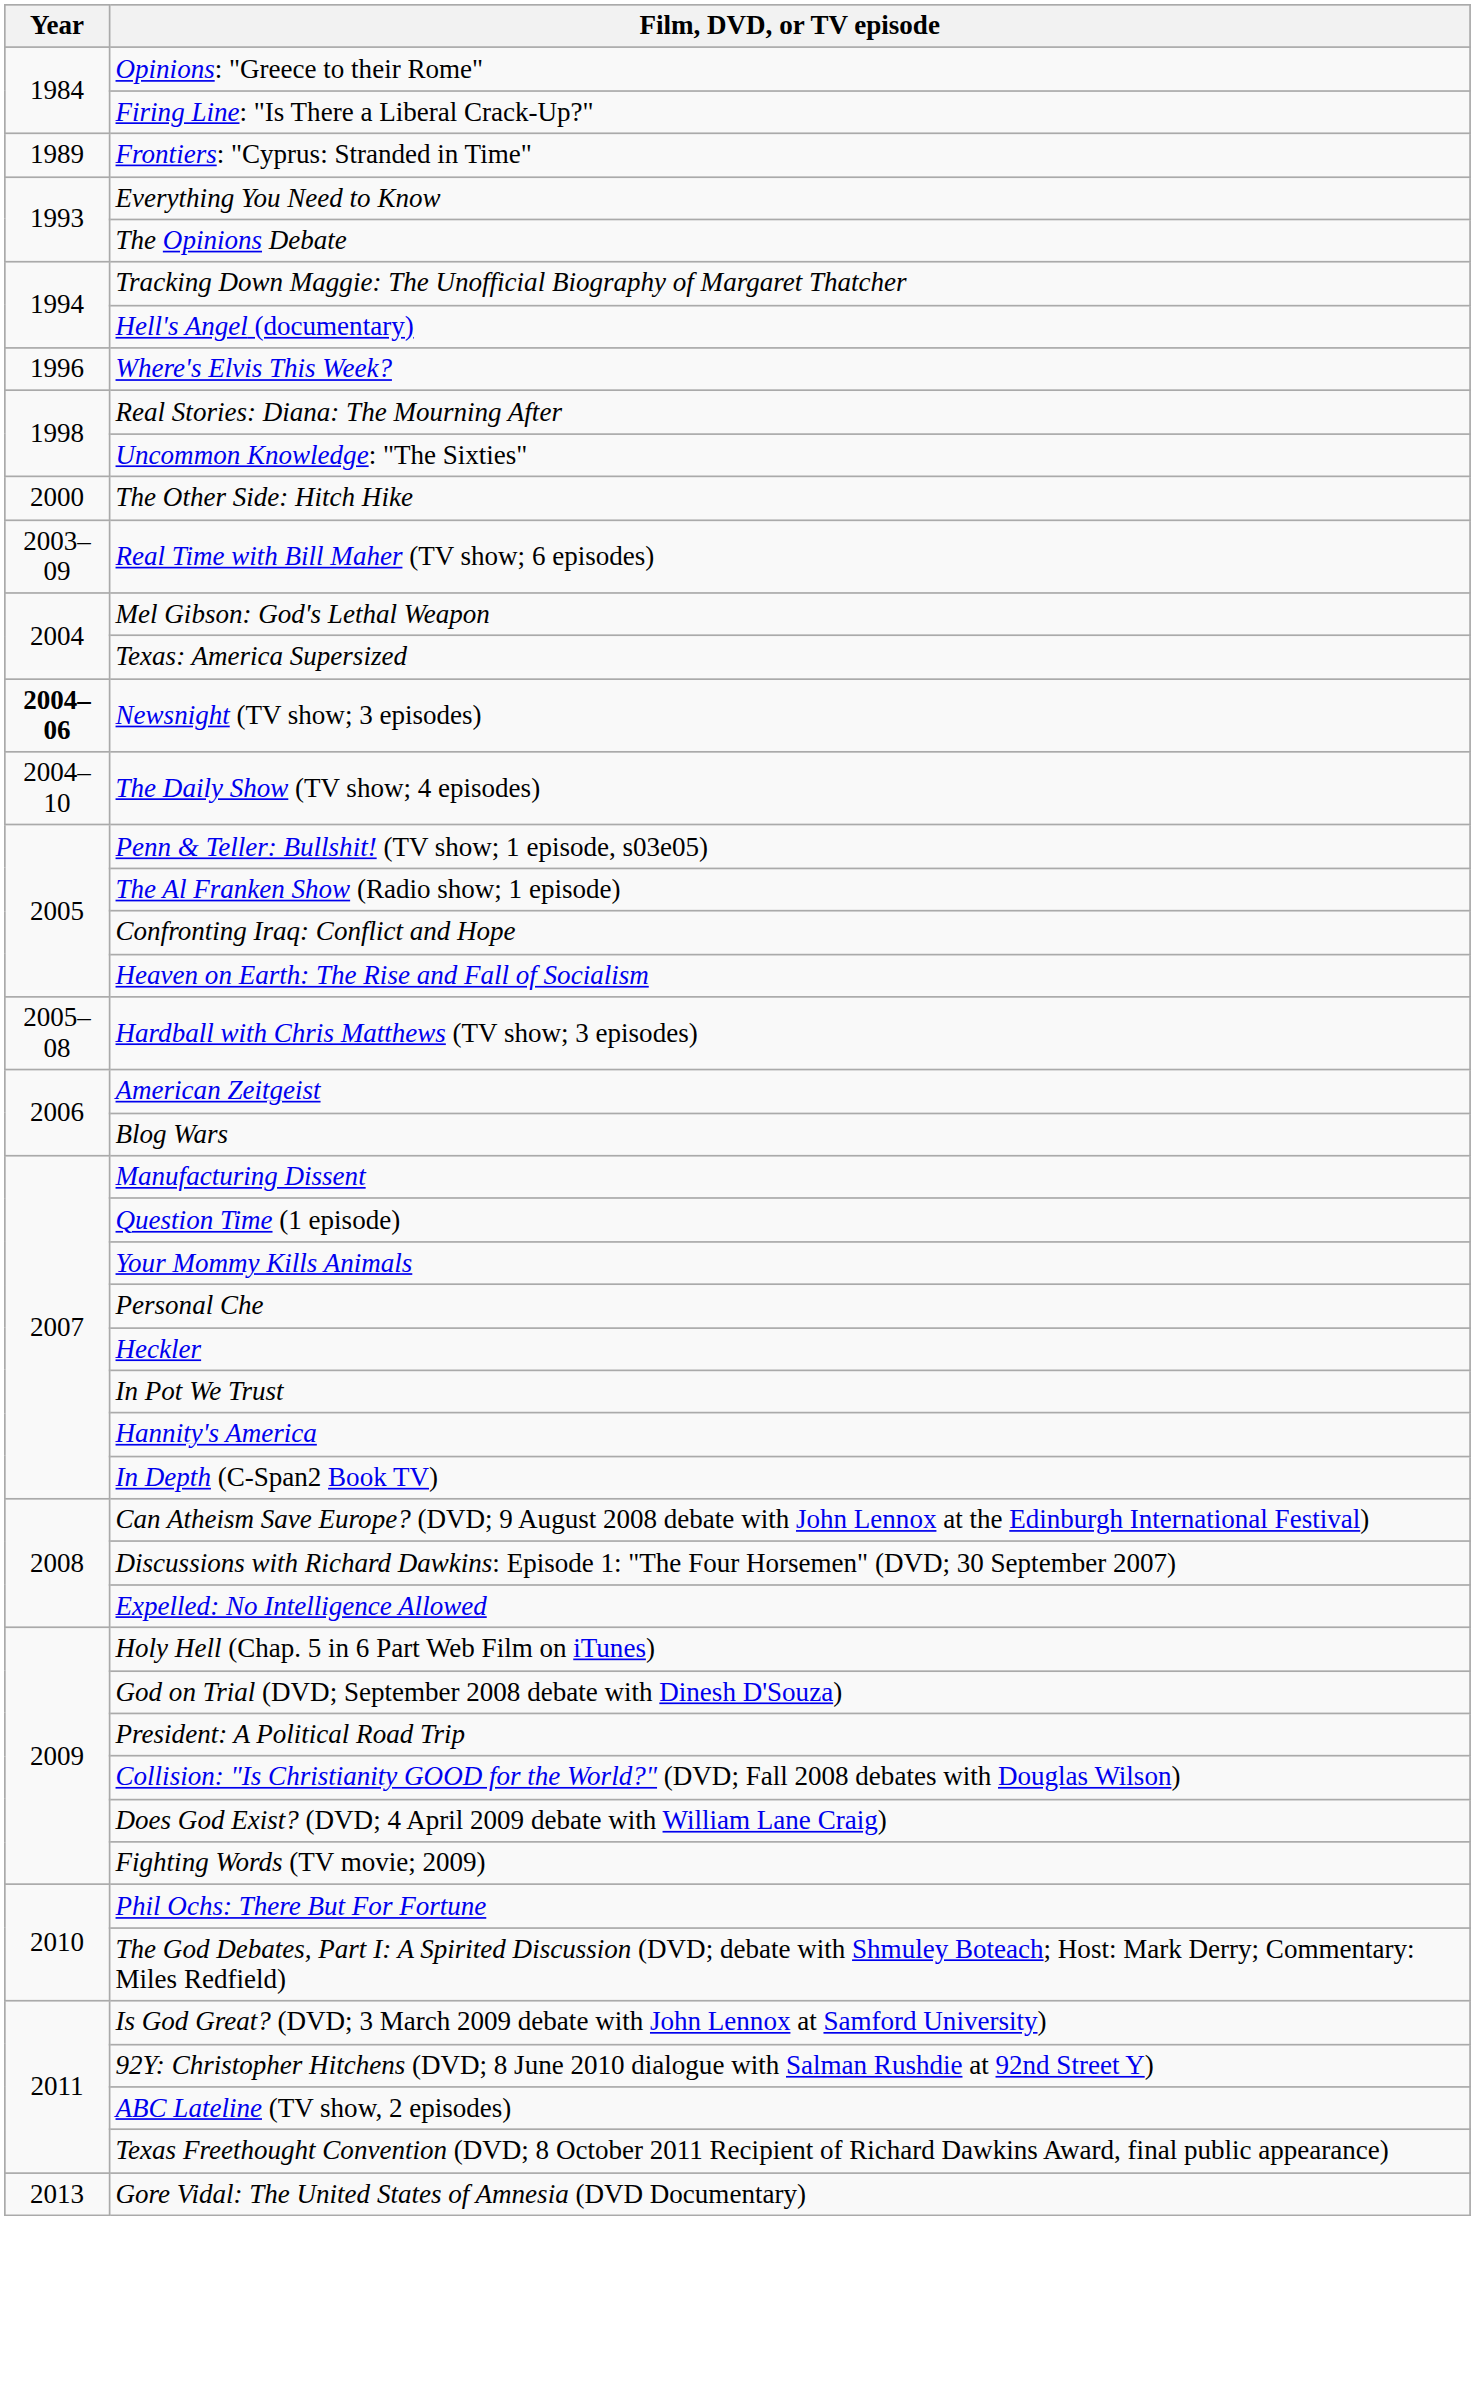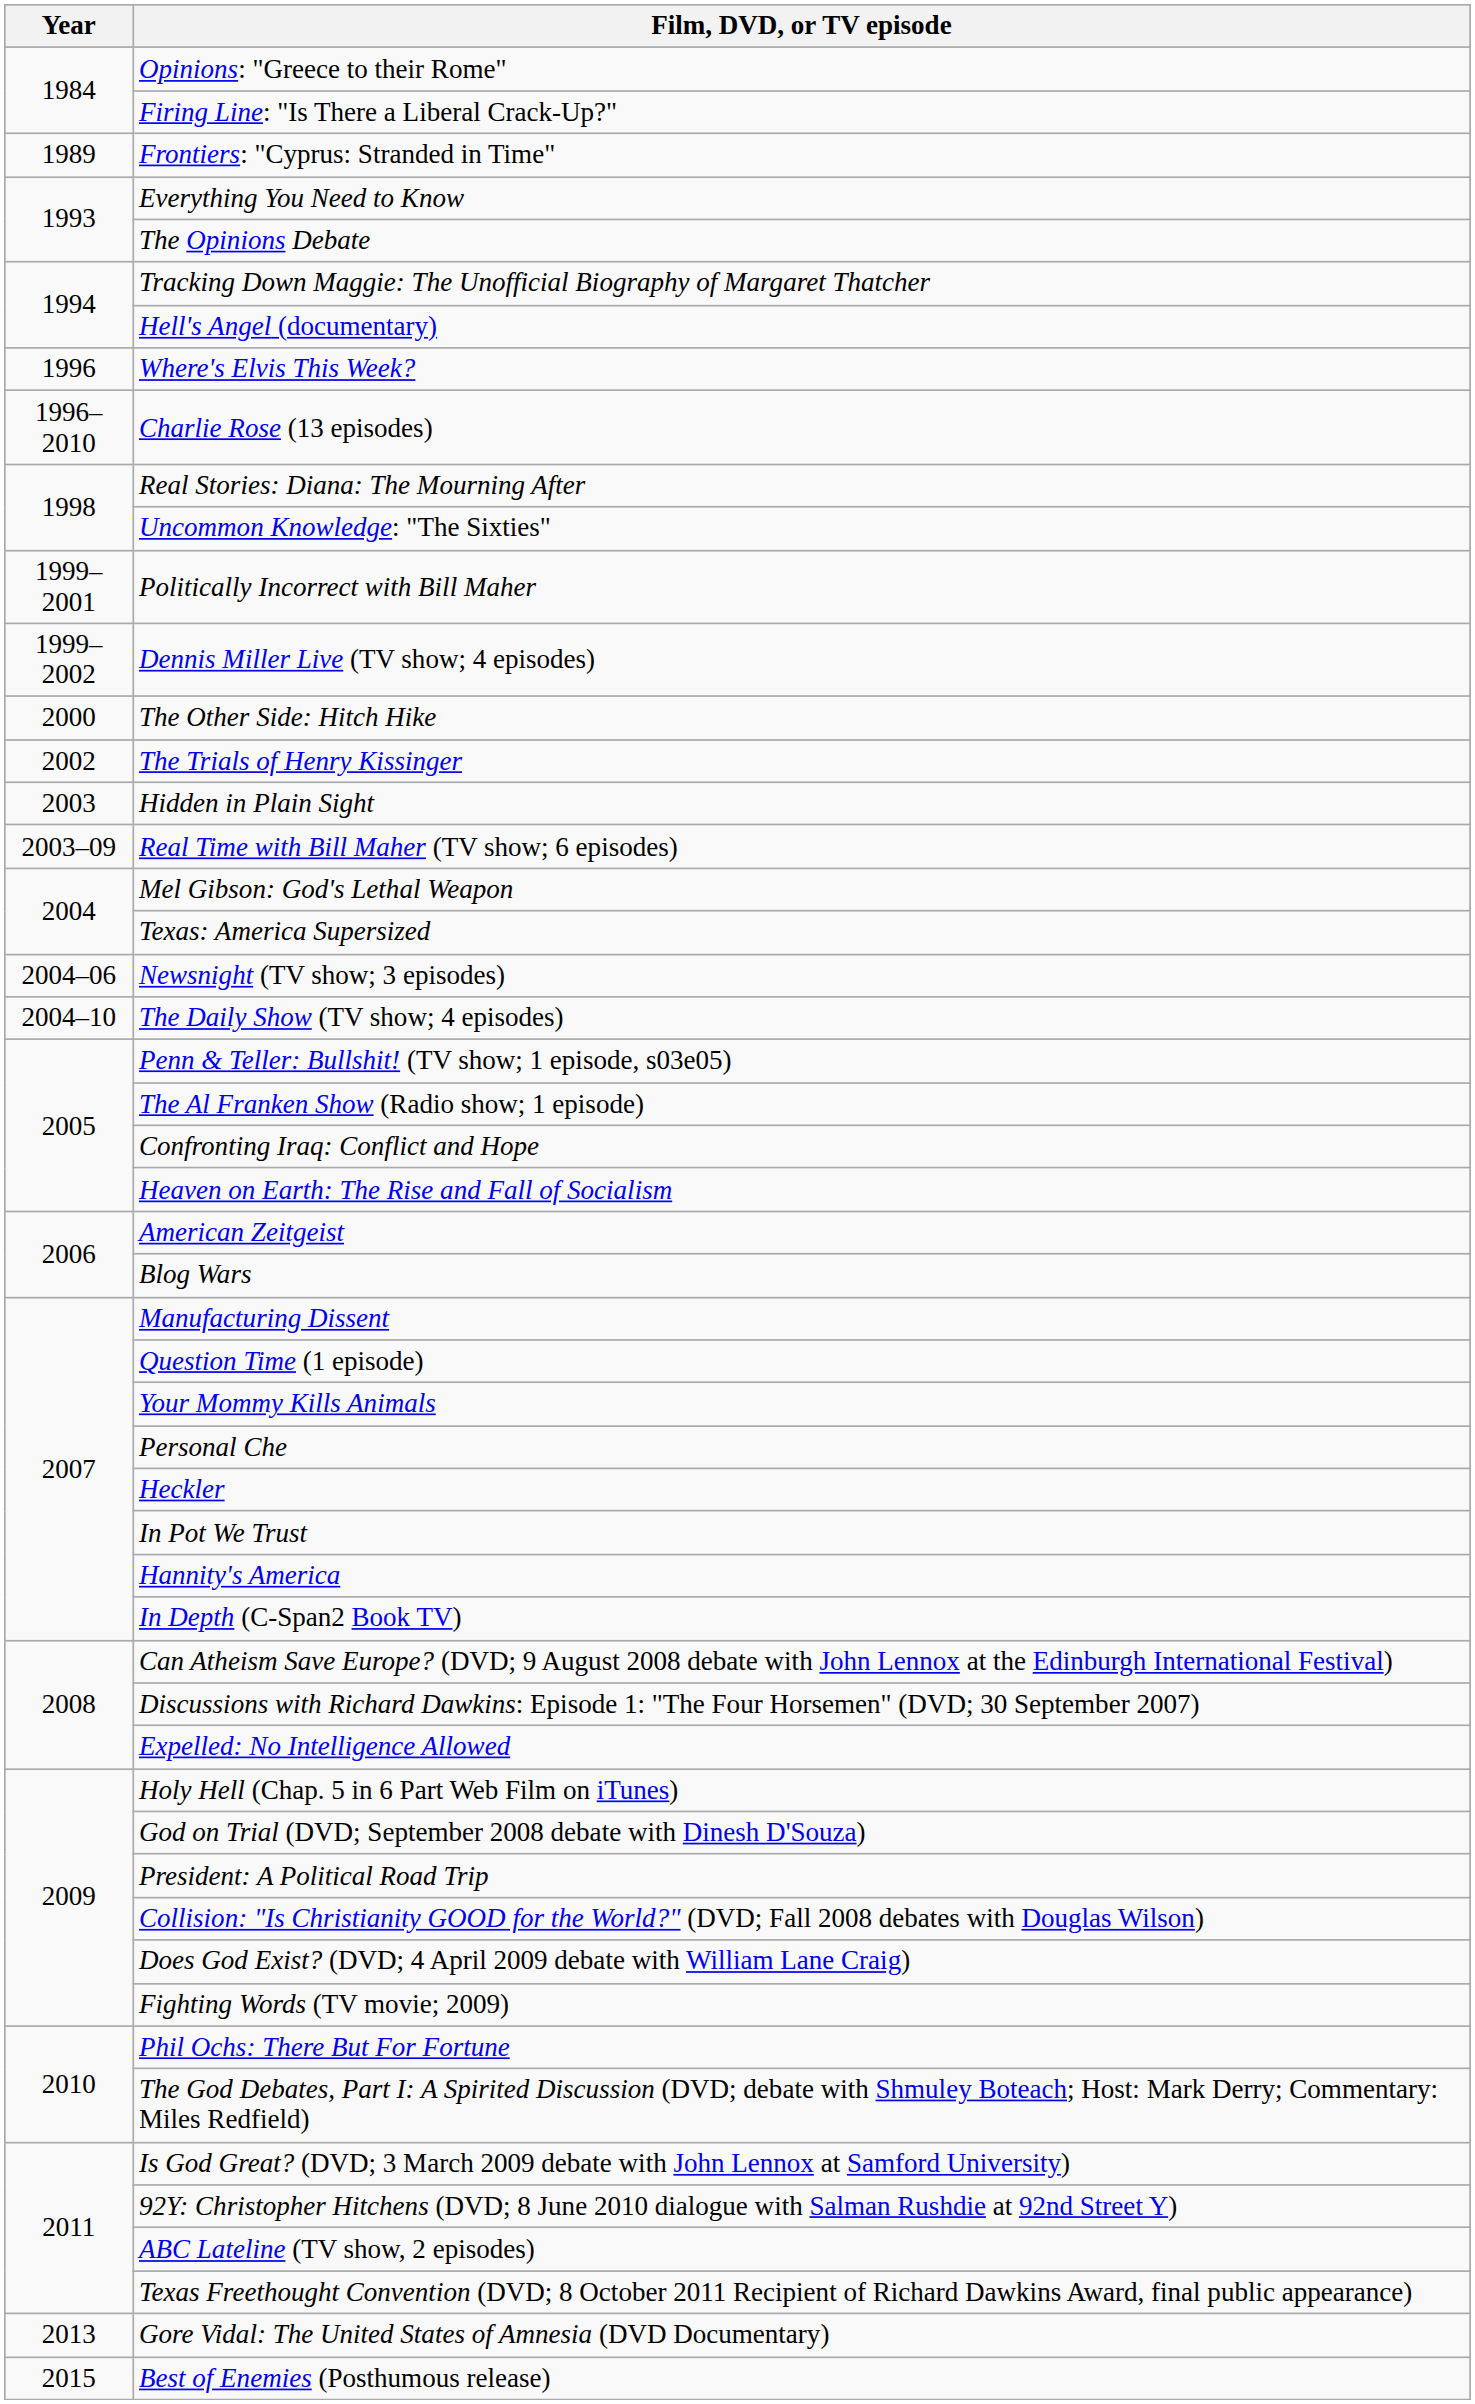+ row: (286, 427)
+ row: (337, 586)
+ row: (367, 659)
+ row: (301, 760)
+ row: (257, 803)
(57, 714) bold -> (69, 974) normal
- row: (407, 1032)
+ row: (345, 2377)
